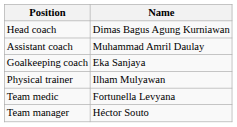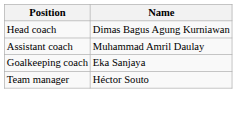- row: (40, 79)
- row: (33, 96)
